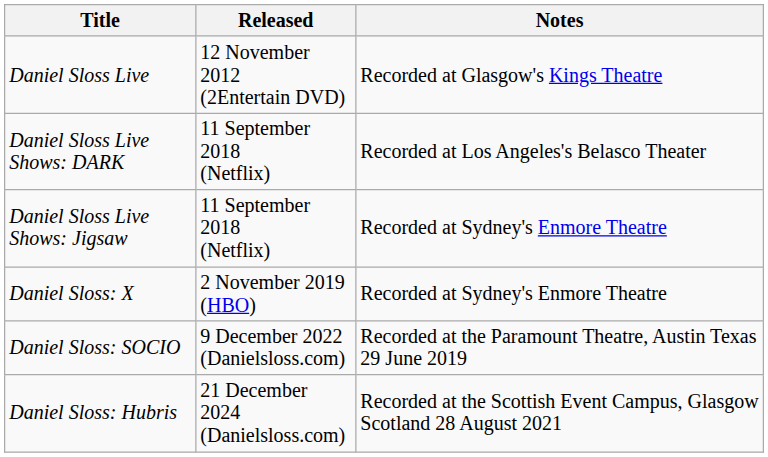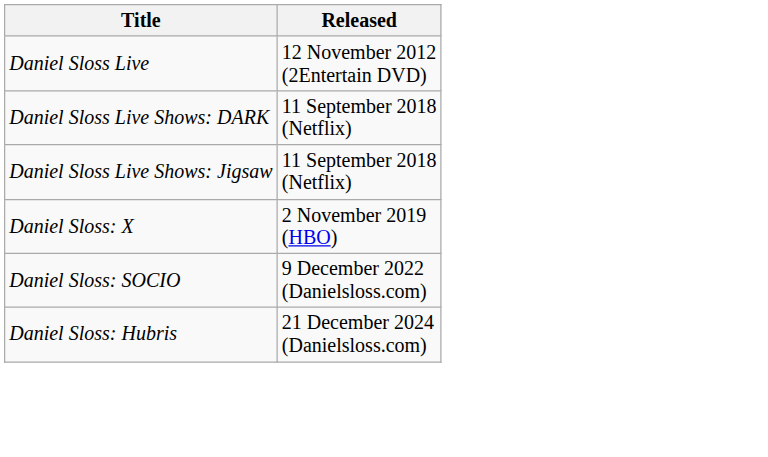- column: (560, 20)
